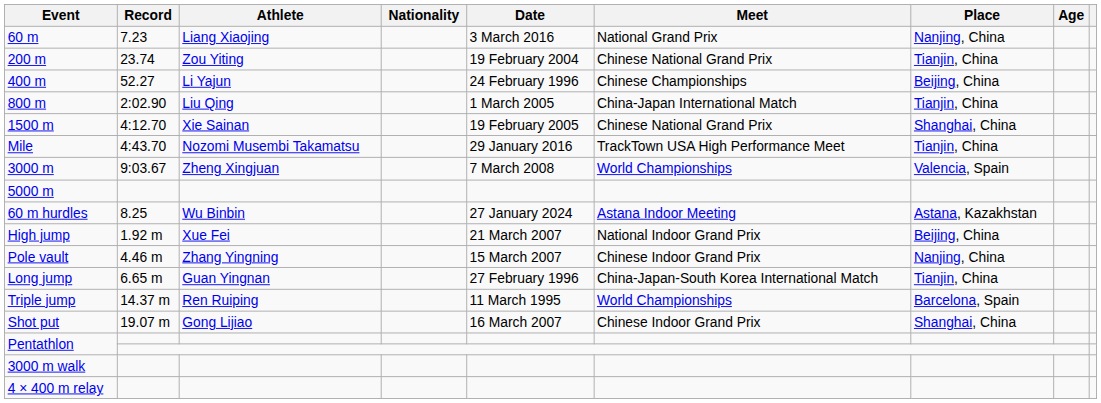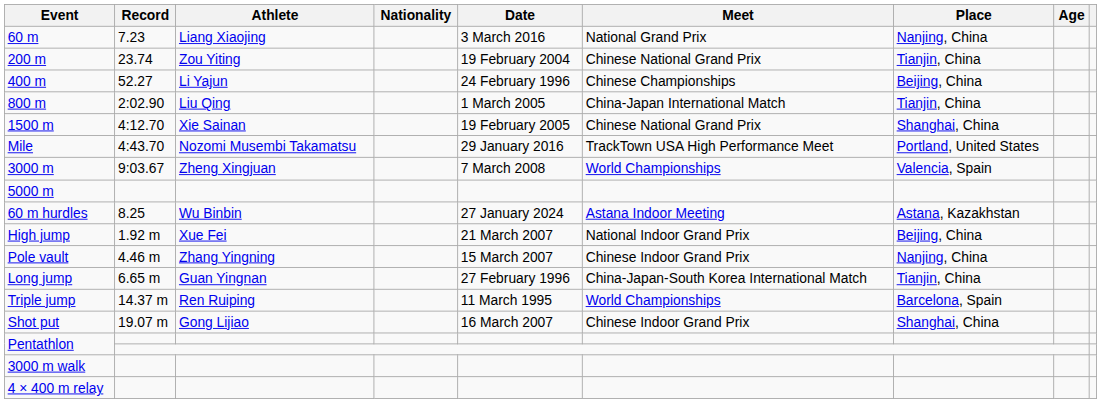(956, 147) Tianjin, China -> (968, 147) Portland, United States
